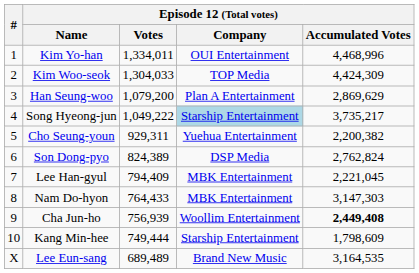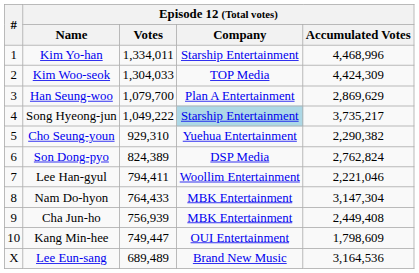(240, 55) OUI Entertainment -> (240, 55) Starship Entertainment
(148, 95) 1,079,200 -> (148, 95) 1,079,700
(148, 136) 929,311 -> (148, 136) 929,310
(358, 136) 2,200,382 -> (358, 136) 2,290,382
(148, 177) 794,409 -> (148, 177) 794,411
(240, 177) MBK Entertainment -> (240, 177) Woollim Entertainment
(358, 177) 2,221,045 -> (358, 177) 2,221,046
(358, 197) 3,147,303 -> (358, 197) 3,147,304
(240, 217) Woollim Entertainment -> (240, 217) MBK Entertainment
(358, 217) bold -> (358, 217) normal
(148, 237) 749,444 -> (148, 237) 749,447
(240, 237) Starship Entertainment -> (240, 237) OUI Entertainment
(358, 258) 3,164,535 -> (358, 258) 3,164,536
